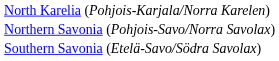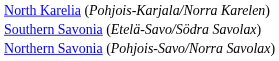rows swapped: (140, 29) <-> (133, 48)
